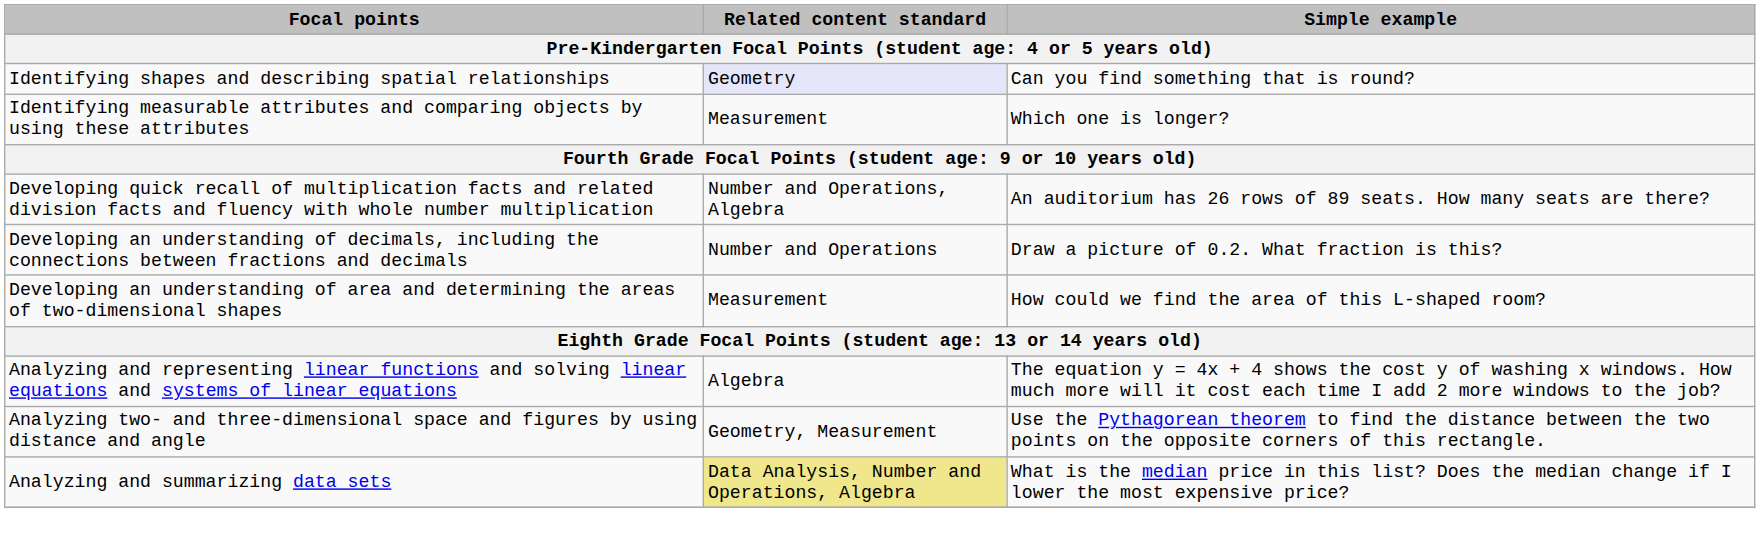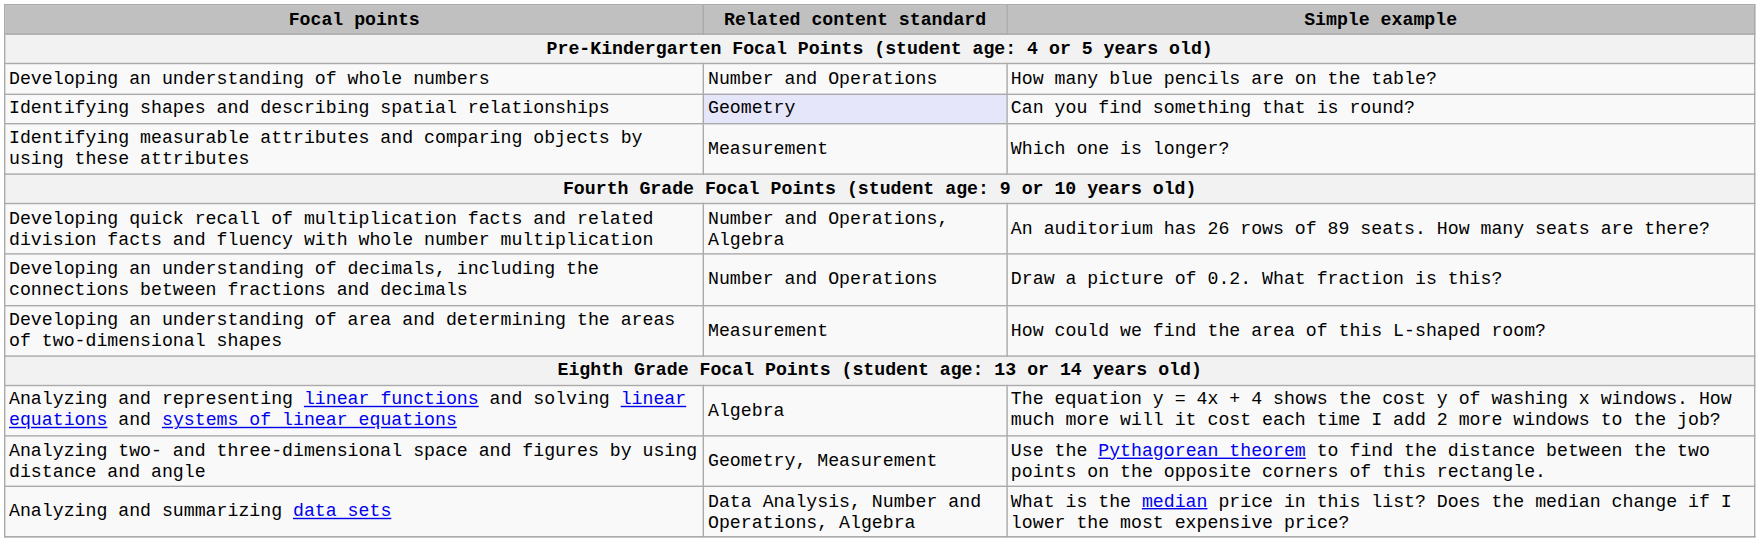+ row: (249, 79)
(845, 482) khaki background -> (845, 512) no background
